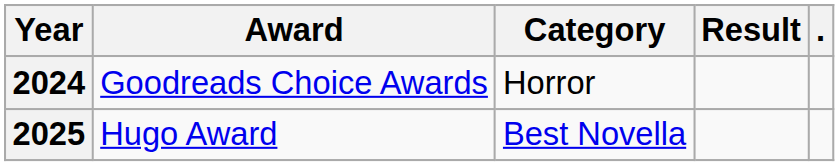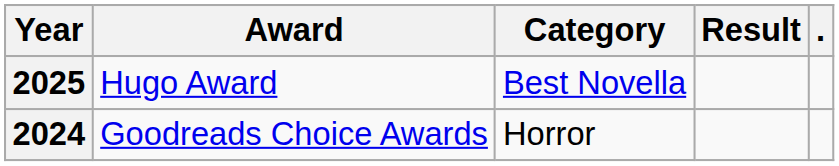rows swapped: (49, 82) <-> (49, 133)
